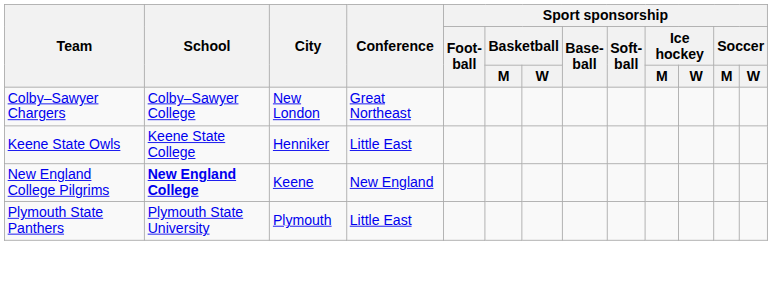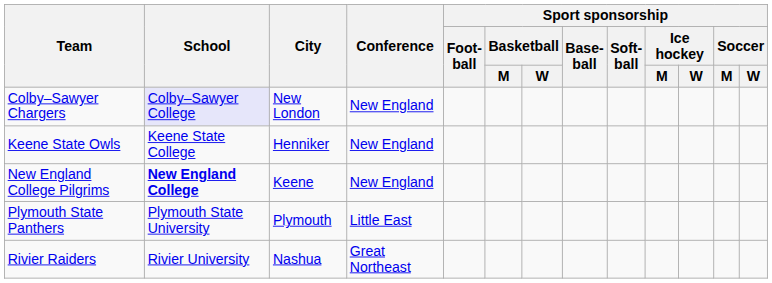(193, 106) no background -> (193, 106) lavender background
(380, 106) Great Northeast -> (392, 106) New England
(381, 144) Little East -> (392, 144) New England
+ row: (52, 259)
